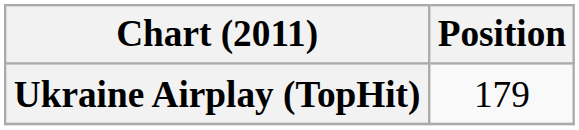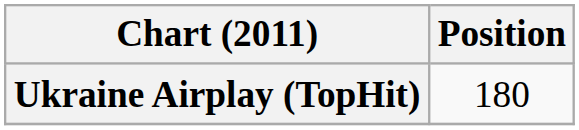(502, 93) 179 -> (502, 93) 180
